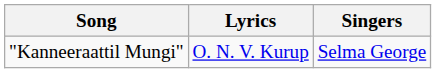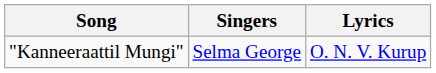columns swapped: (372, 20) <-> (251, 20)
